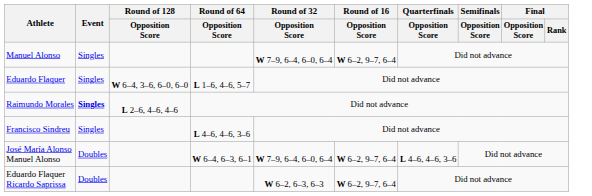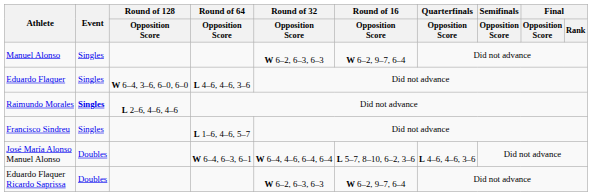(294, 60) W 7–9, 6–4, 6–0, 6–4 -> (294, 60) W 6–2, 6–3, 6–3
(222, 85) L 1–6, 4–6, 5–7 -> (222, 85) L 4–6, 4–6, 3–6
(222, 135) L 4–6, 4–6, 3–6 -> (222, 135) L 1–6, 4–6, 5–7
(294, 159) W 7–9, 6–4, 6–0, 6–4 -> (294, 159) W 6–4, 4–6, 6–4, 6–4
(366, 159) W 6–2, 9–7, 6–4 -> (376, 159) L 5–7, 8–10, 6–2, 3–6
